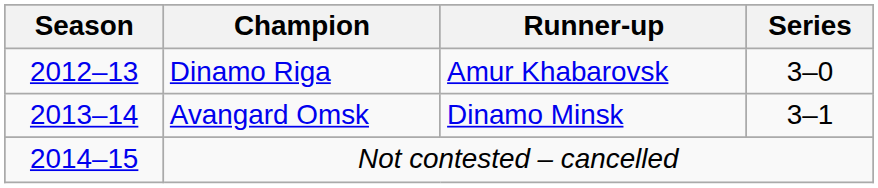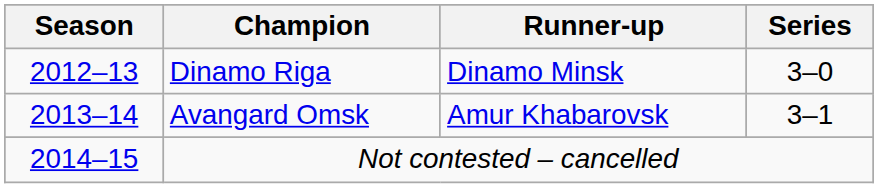(558, 70) Amur Khabarovsk -> (535, 70) Dinamo Minsk
(535, 114) Dinamo Minsk -> (558, 114) Amur Khabarovsk
